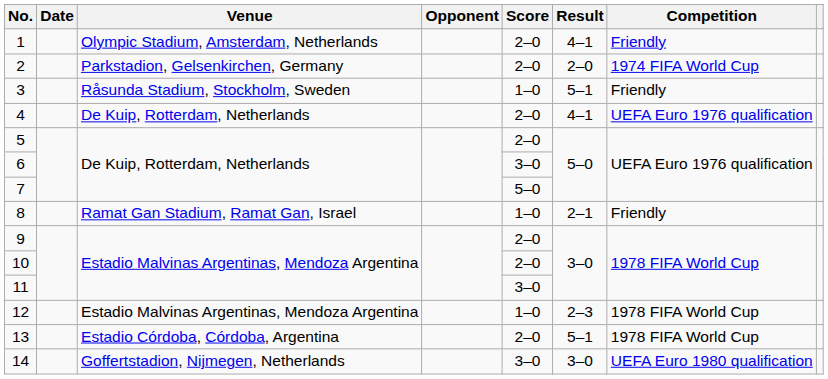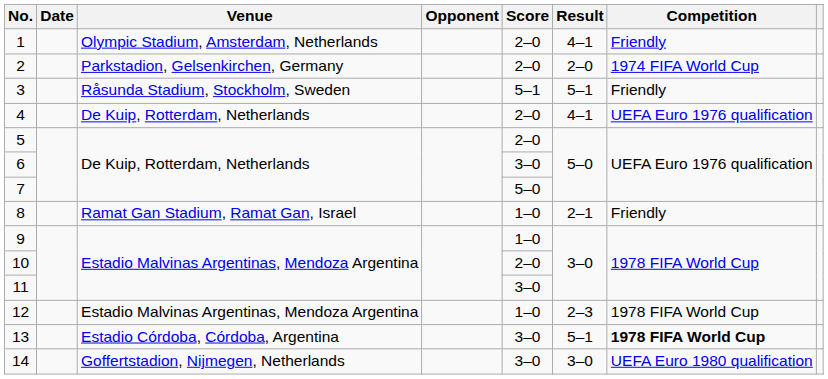(528, 90) 1–0 -> (528, 90) 5–1
(528, 238) 2–0 -> (528, 238) 1–0
(528, 336) 2–0 -> (528, 336) 3–0
(685, 336) normal -> (688, 336) bold
